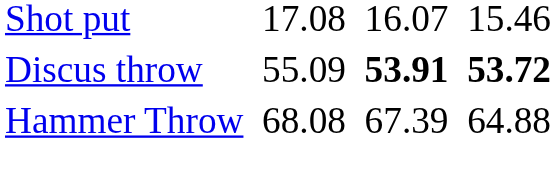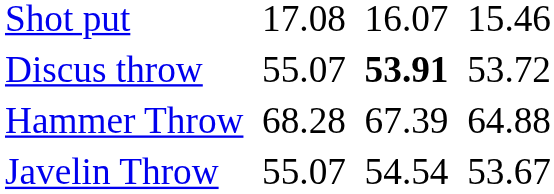(304, 69) 55.09 -> (304, 69) 55.07
(509, 69) bold -> (509, 69) normal
(304, 120) 68.08 -> (304, 120) 68.28
+ row: (112, 172)
